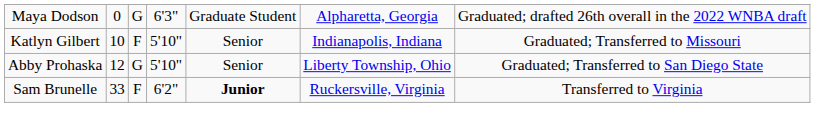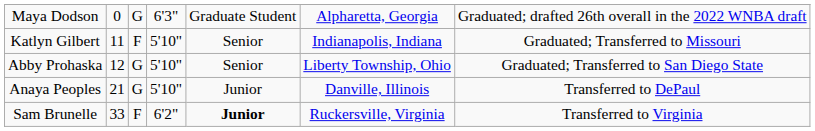(117, 41) 10 -> (117, 41) 11
+ row: (55, 89)
